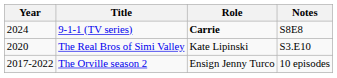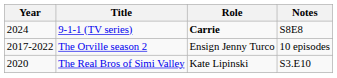rows swapped: (103, 64) <-> (121, 47)
